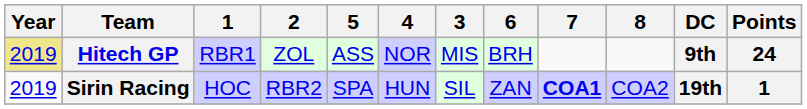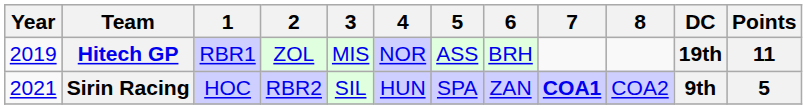columns swapped: (460, 21) <-> (353, 21)
(33, 54) khaki background -> (33, 54) no background
(700, 54) 9th -> (700, 54) 19th
(764, 54) 24 -> (764, 54) 11
(33, 87) 2019 -> (33, 87) 2021
(700, 87) 19th -> (700, 87) 9th
(764, 87) 1 -> (764, 87) 5
